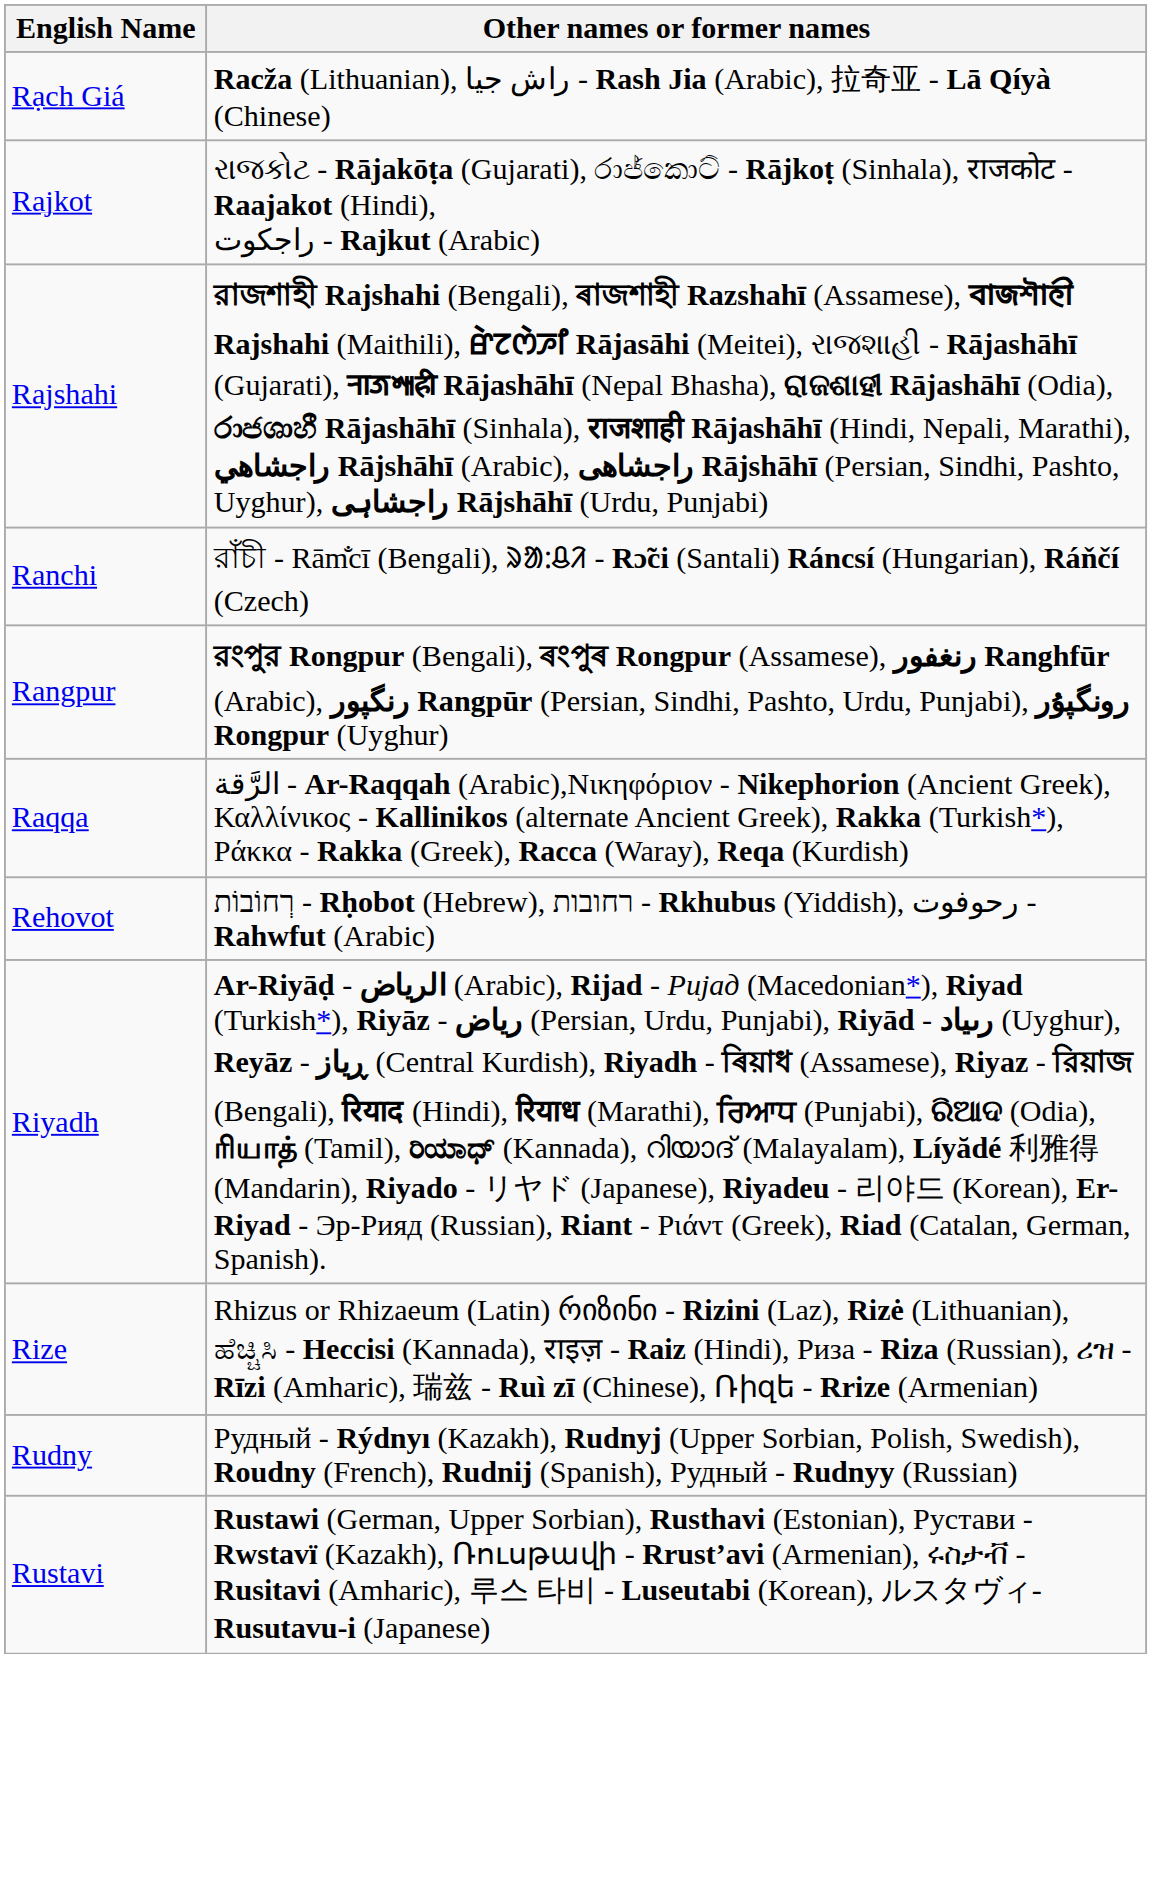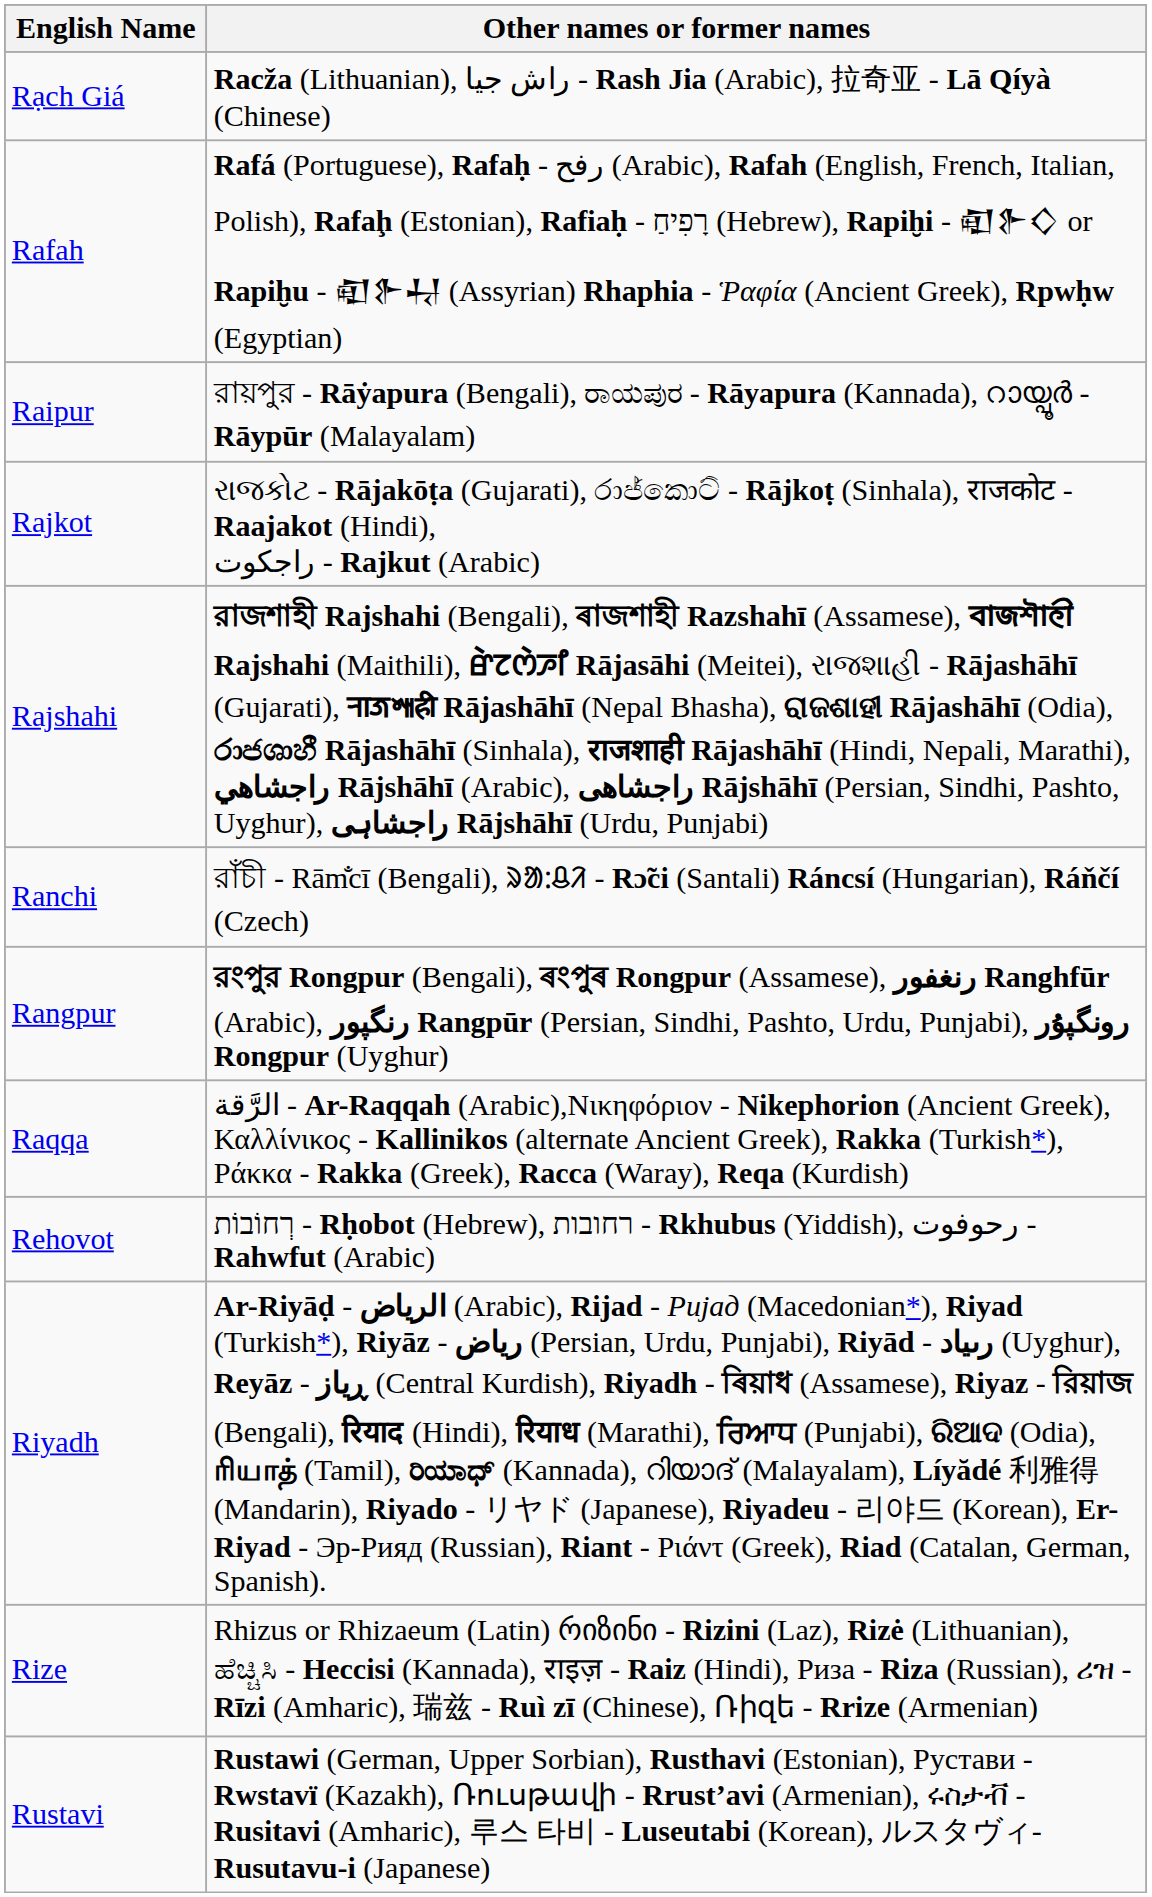+ row: (48, 250)
+ row: (53, 411)
- row: (52, 1454)
